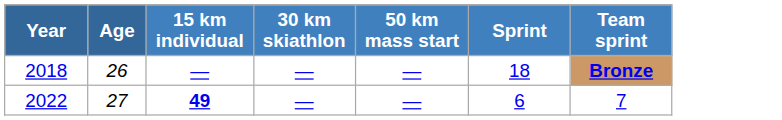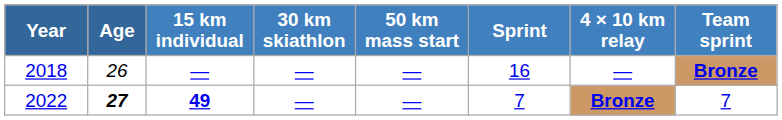+ column: (623, 30)
(519, 71) 18 -> (519, 71) 16
(117, 100) normal -> (117, 100) bold
(519, 100) 6 -> (519, 100) 7
